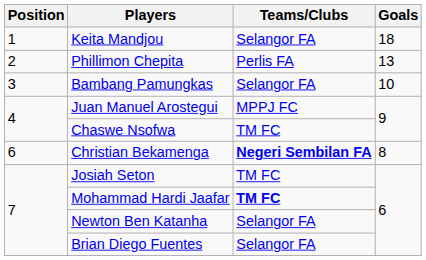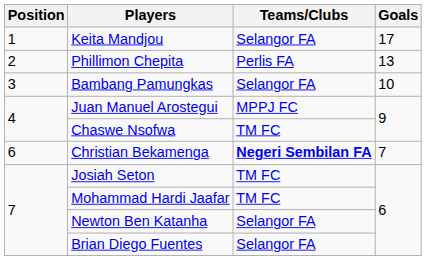(386, 38) 18 -> (386, 38) 17
(382, 152) 8 -> (382, 152) 7
(258, 198) bold -> (258, 198) normal
